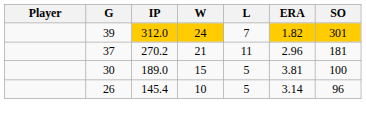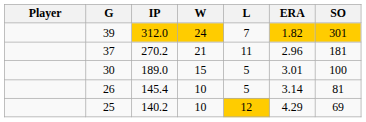(292, 70) 3.81 -> (292, 70) 3.01
(338, 88) 96 -> (338, 88) 81
+ row: (109, 107)
